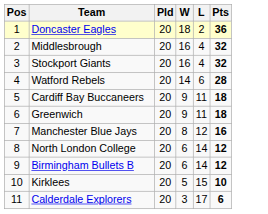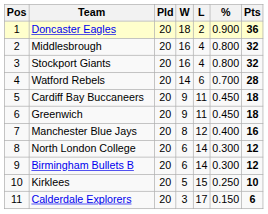+ column: (226, 13)
